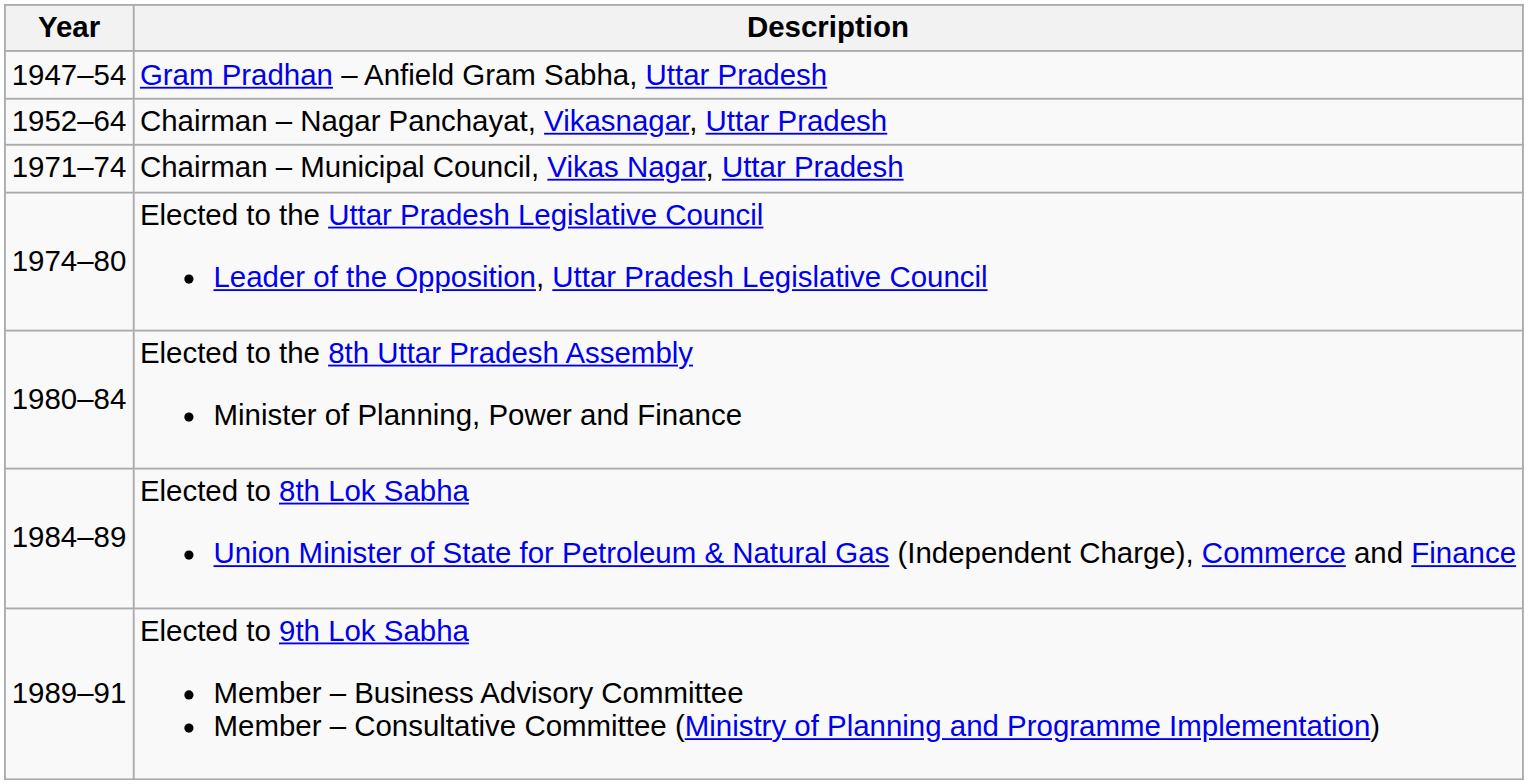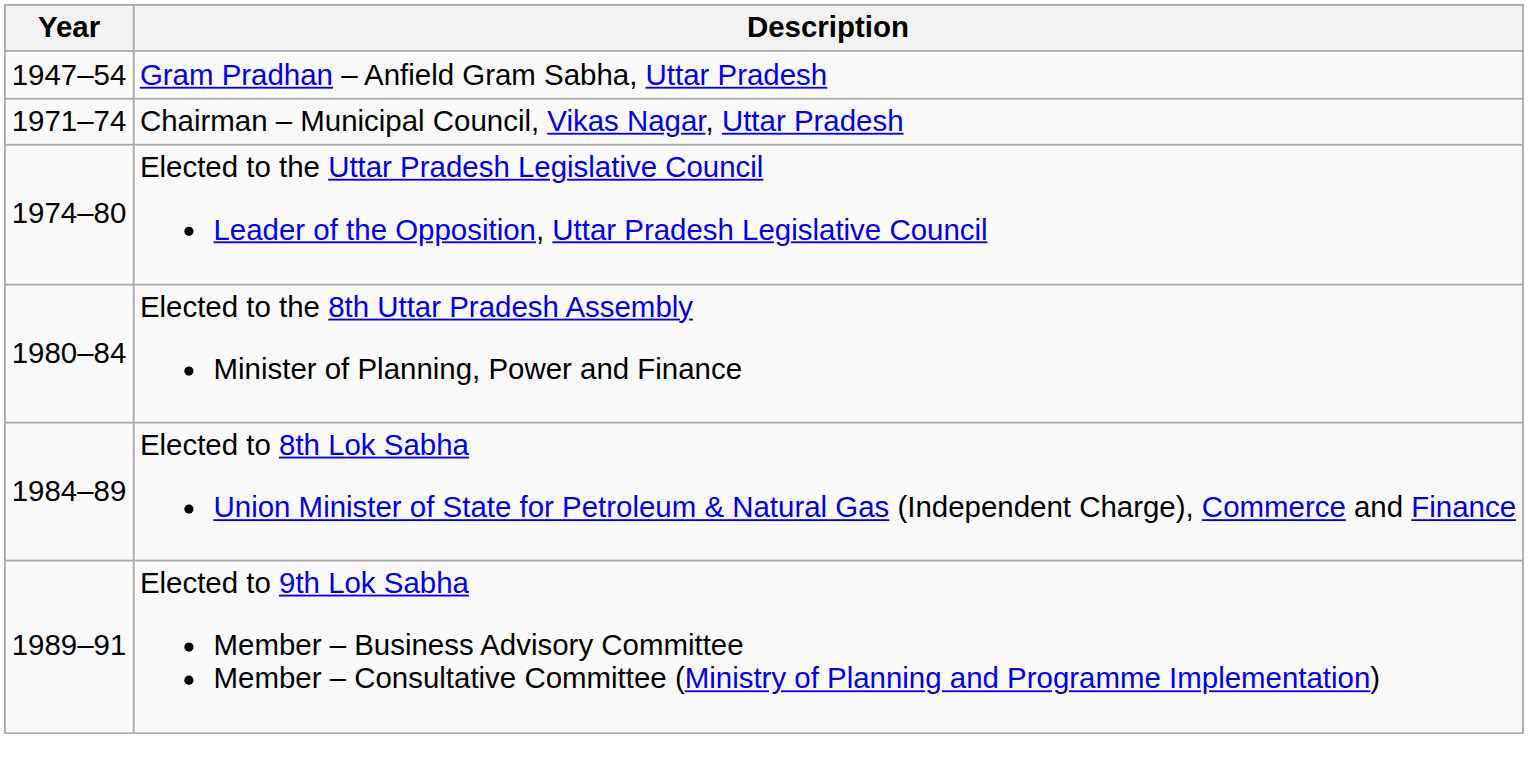- row: (514, 121)
